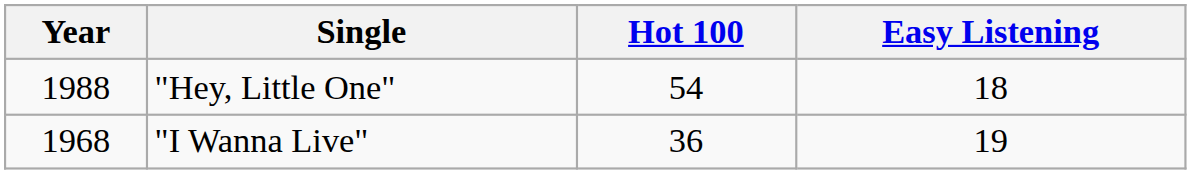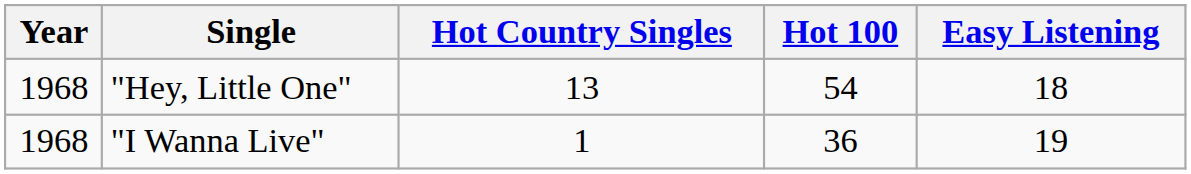+ column: (582, 31)
(76, 86) 1988 -> (54, 86) 1968
